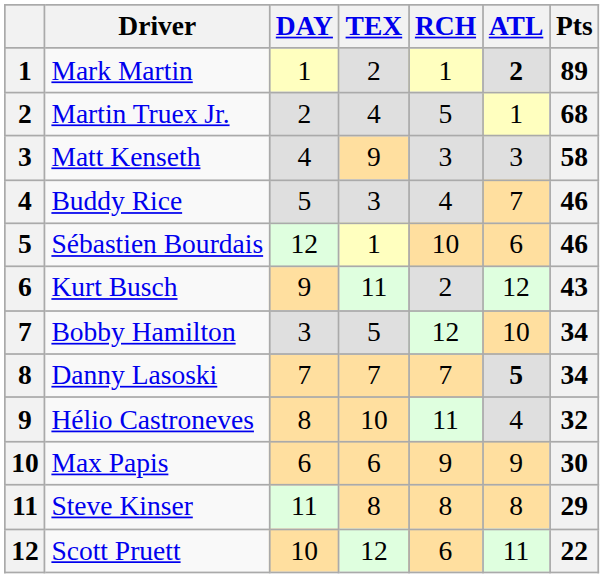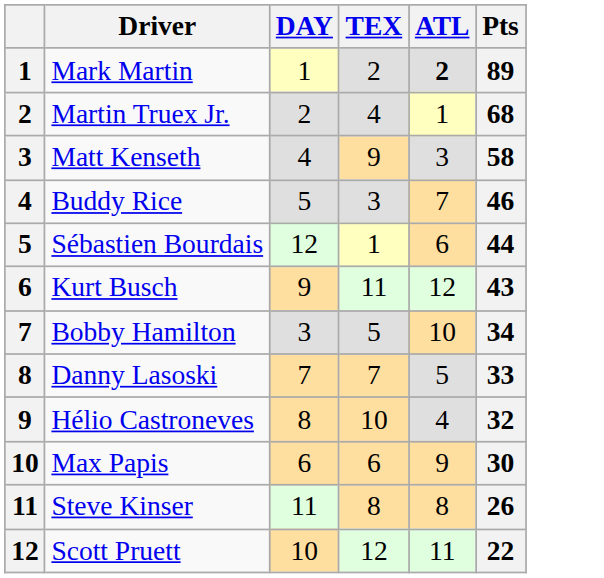- column: (445, 26)
(574, 244) 46 -> (500, 244) 44
(516, 375) bold -> (442, 375) normal
(574, 375) 34 -> (500, 375) 33
(574, 506) 29 -> (500, 506) 26
